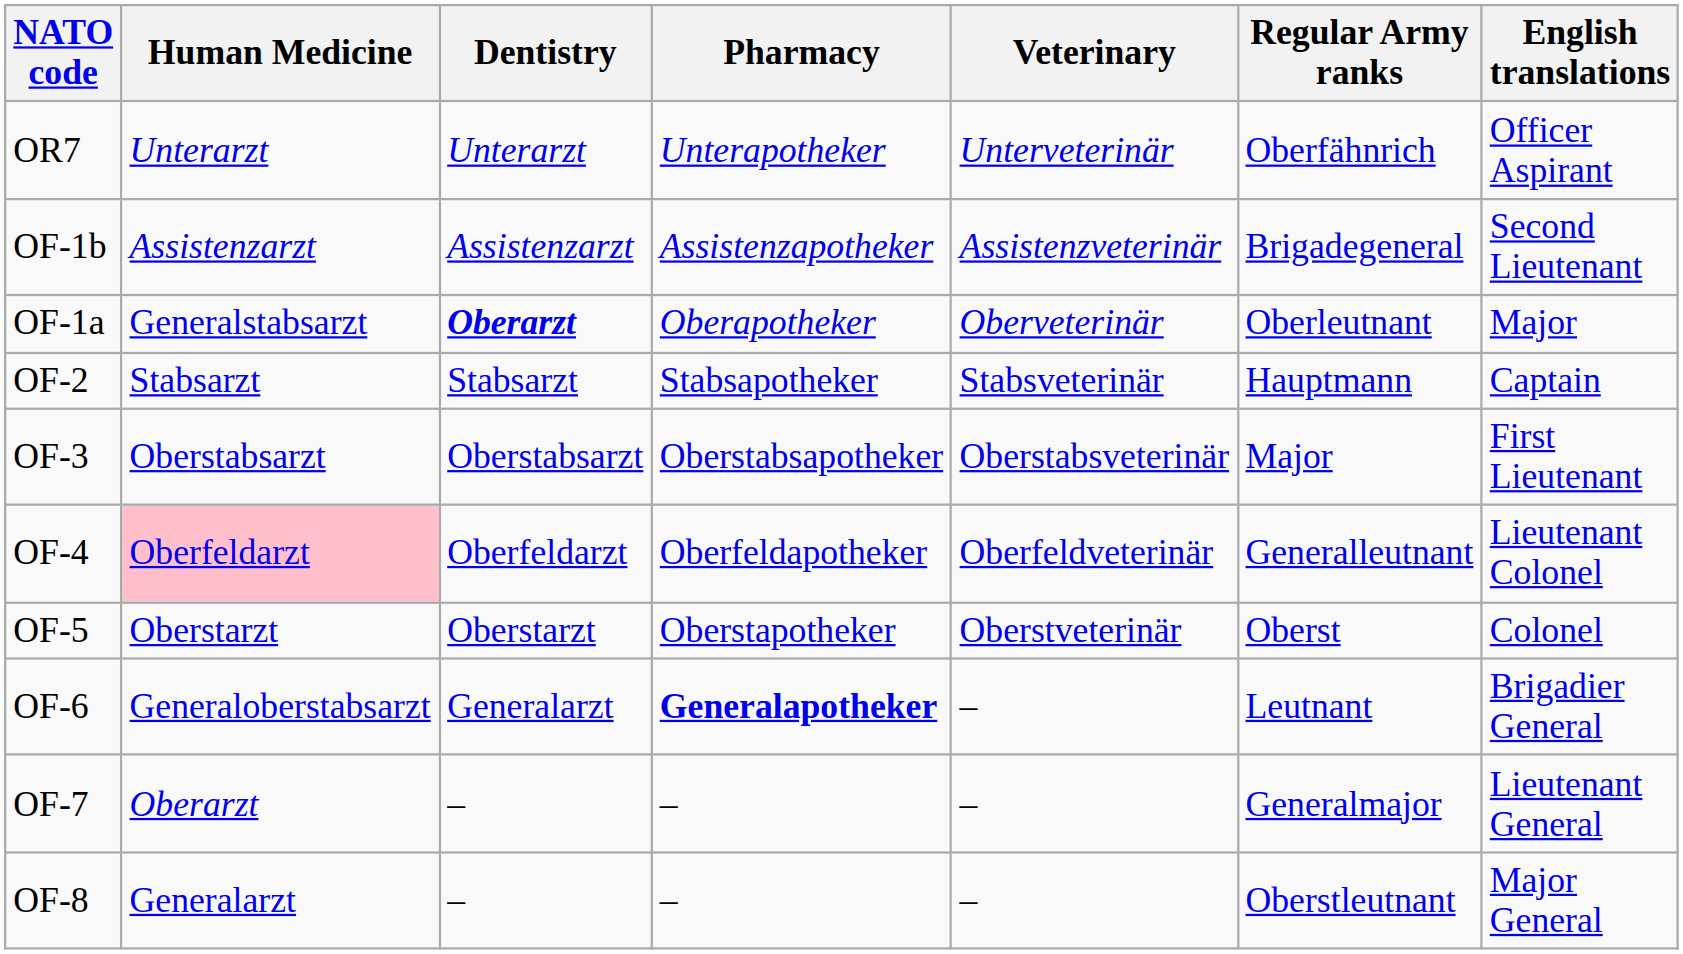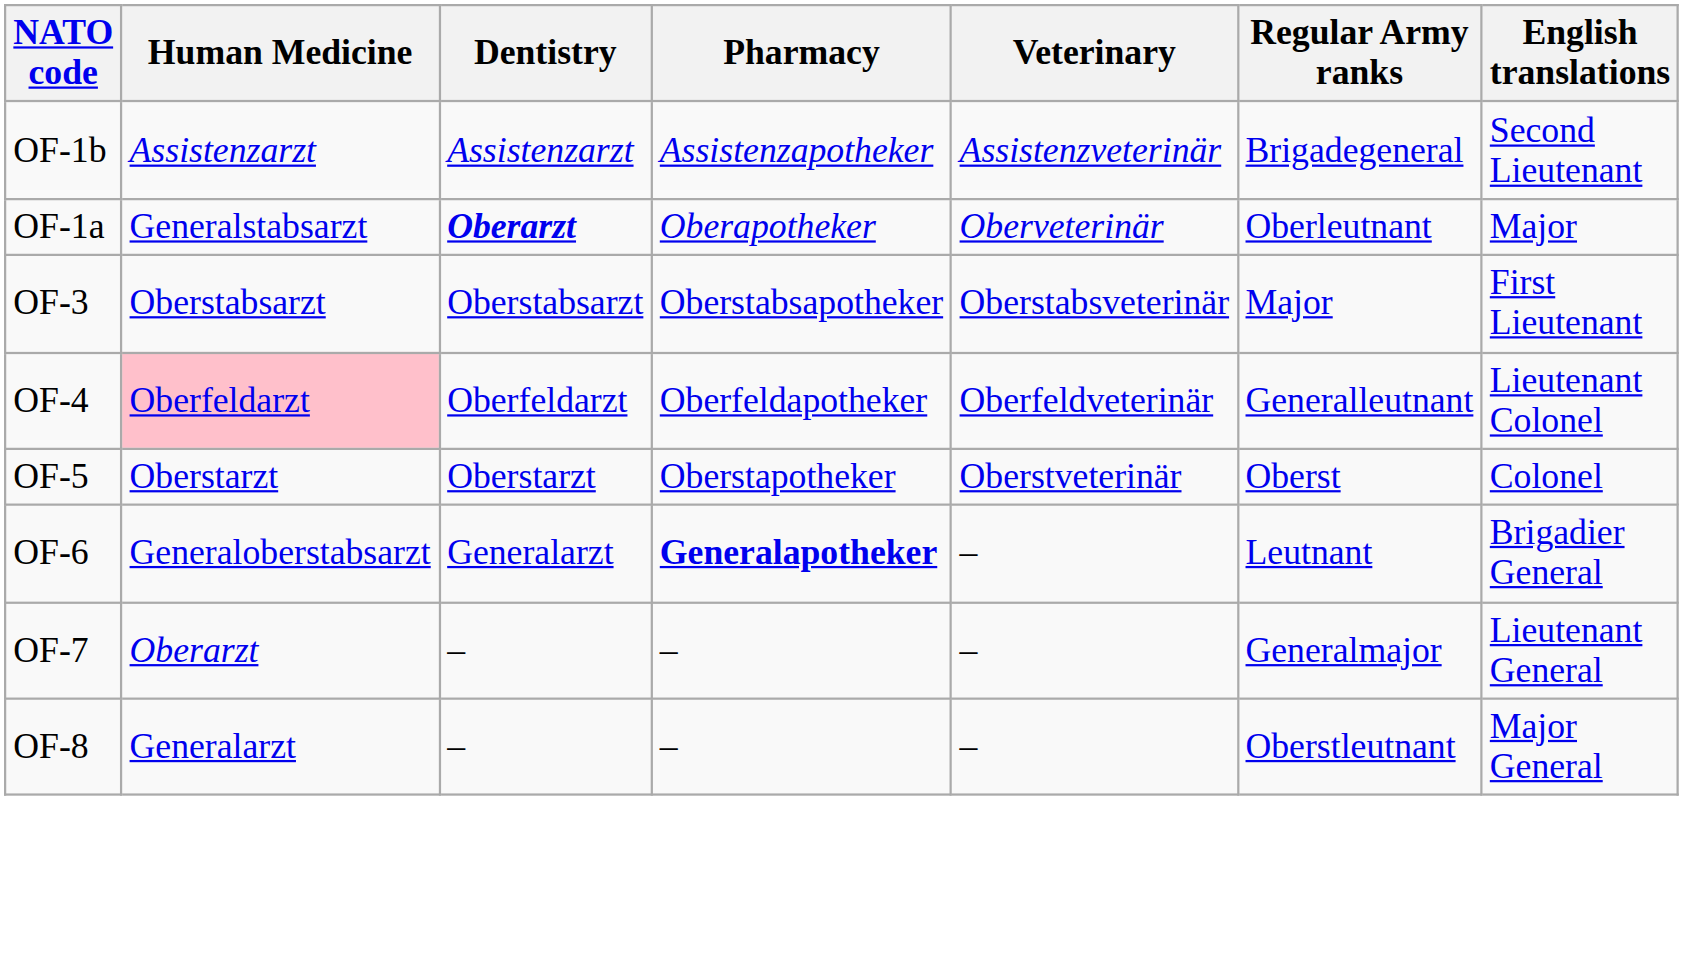- row: (47, 149)
- row: (51, 379)
